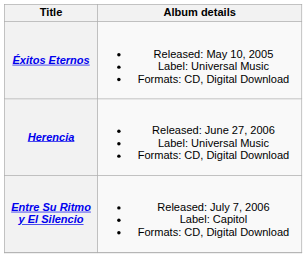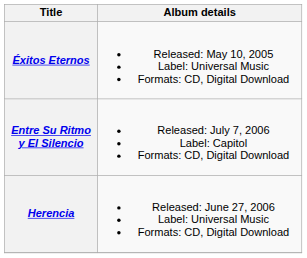rows swapped: (51, 137) <-> (51, 214)
